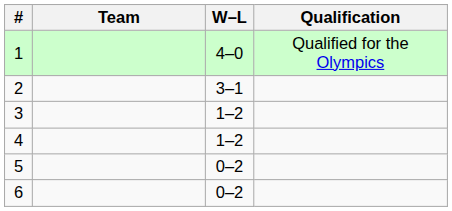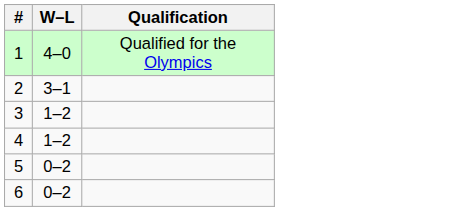- column: (119, 17)
